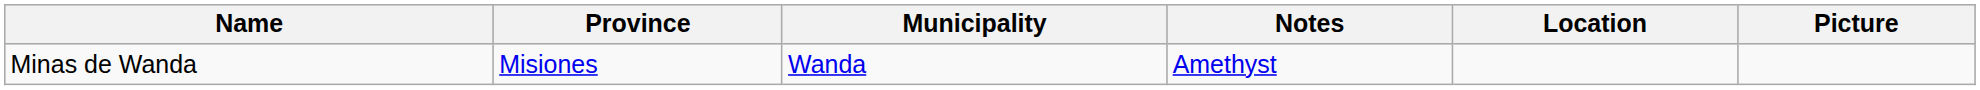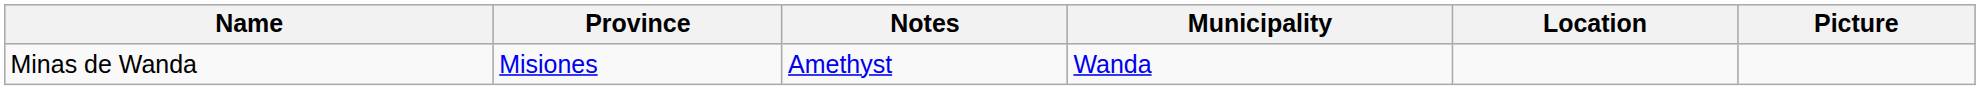columns swapped: (975, 24) <-> (1310, 24)
